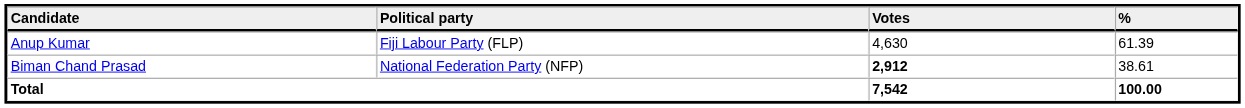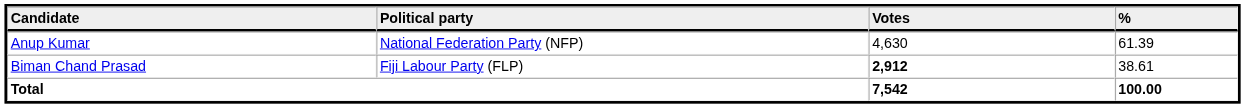(452, 43) Fiji Labour Party (FLP) -> (482, 43) National Federation Party (NFP)
(482, 66) National Federation Party (NFP) -> (452, 66) Fiji Labour Party (FLP)
